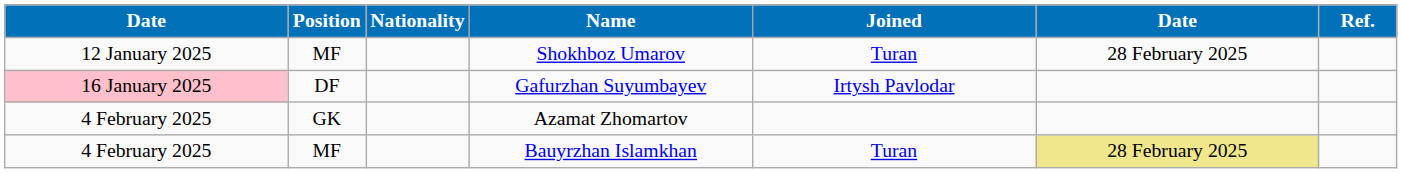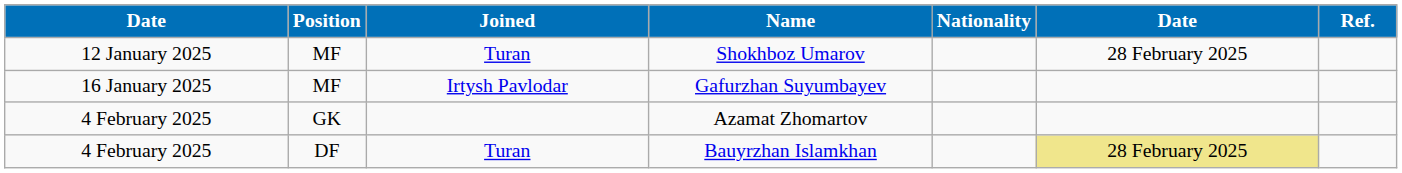columns swapped: (417, 21) <-> (894, 21)
(146, 86) pink background -> (146, 86) no background
(327, 86) DF -> (327, 86) MF
(327, 151) MF -> (327, 151) DF
